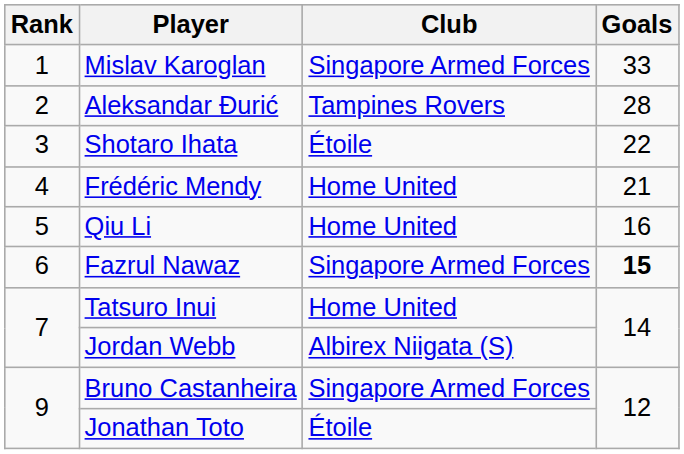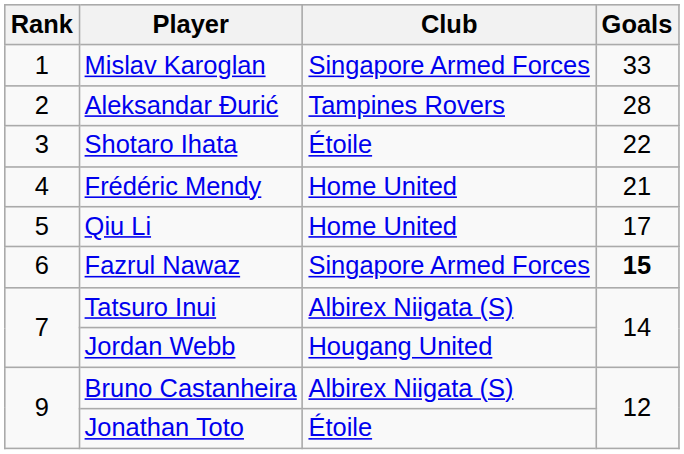(637, 226) 16 -> (637, 226) 17
(383, 307) Home United -> (411, 307) Albirex Niigata (S)
(411, 347) Albirex Niigata (S) -> (400, 347) Hougang United
(449, 387) Singapore Armed Forces -> (411, 387) Albirex Niigata (S)
